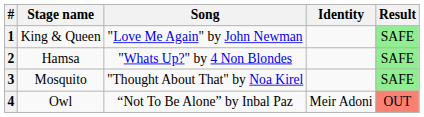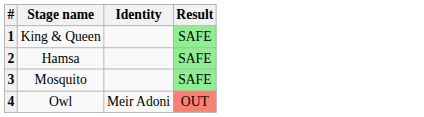- column: (205, 15)
